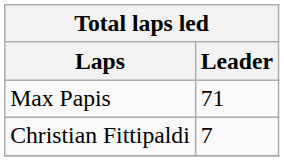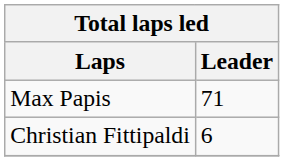(207, 135) 7 -> (207, 135) 6
